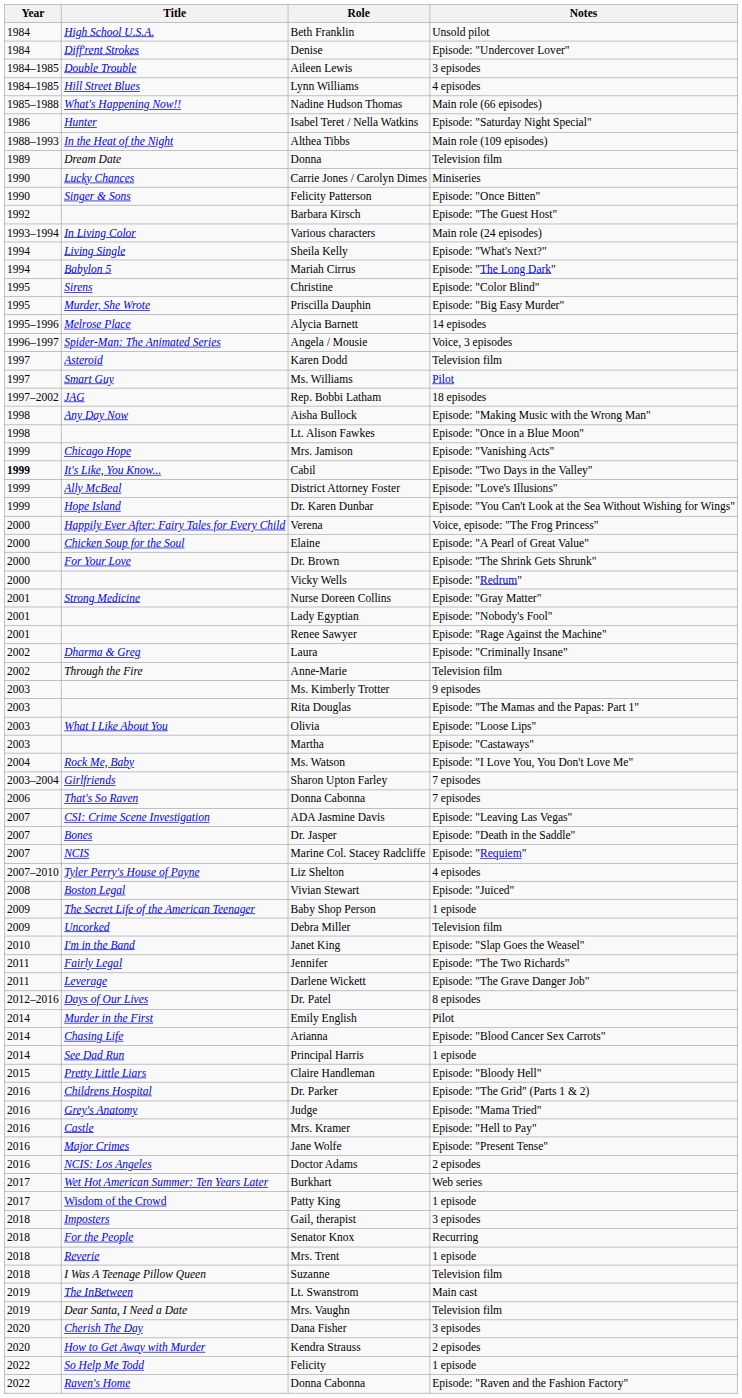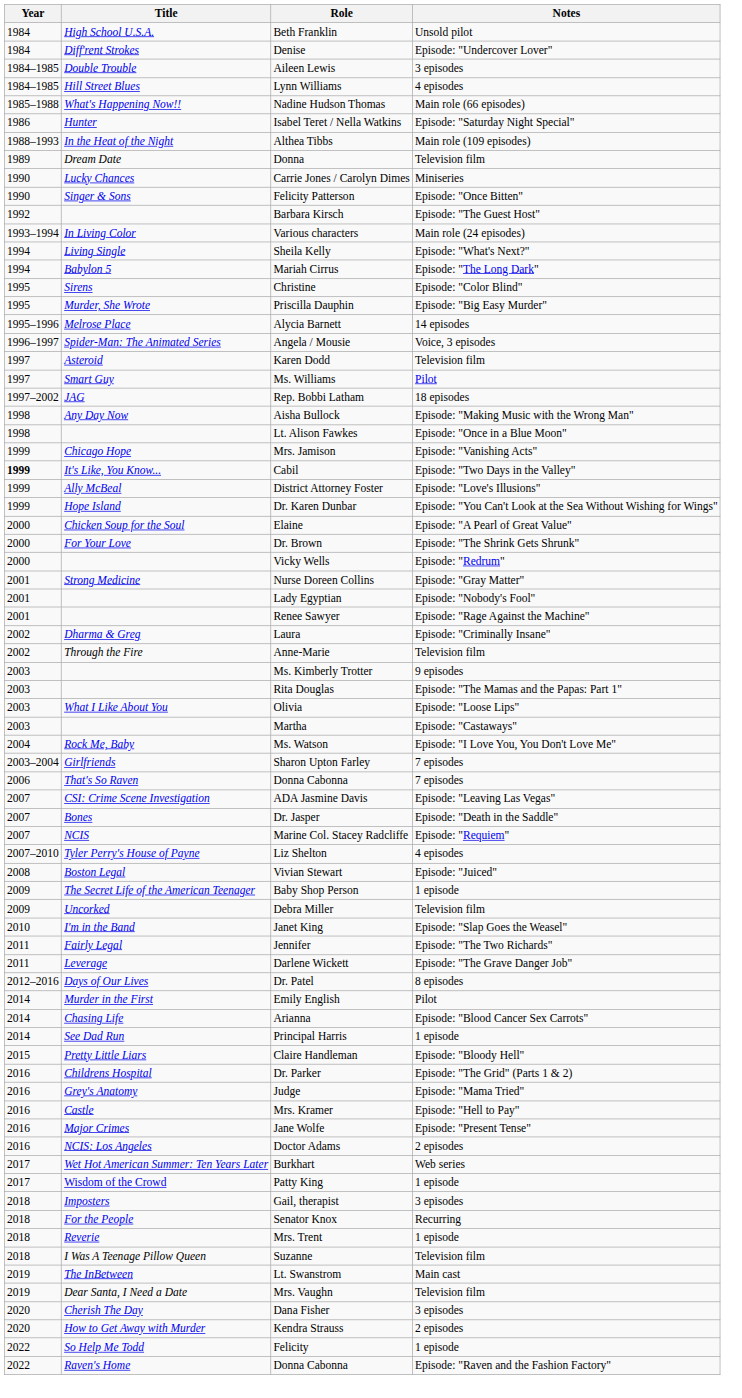- row: (175, 525)
